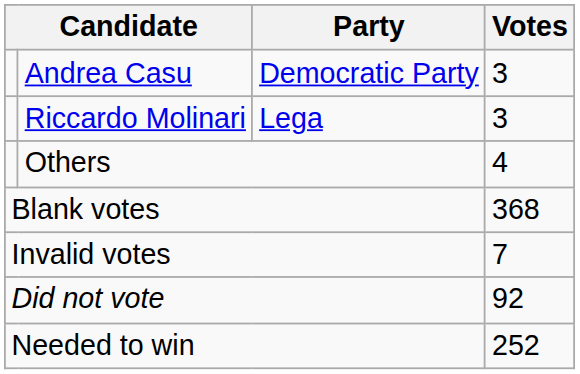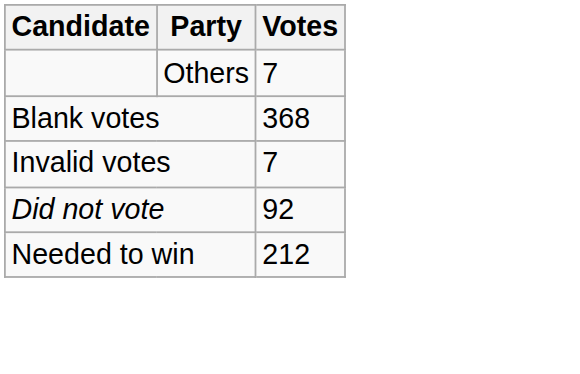- row: (108, 72)
- row: (135, 118)
(500, 163) 4 -> (270, 72) 7
(516, 345) 252 -> (286, 254) 212
